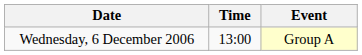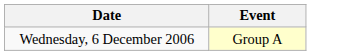- column: (235, 15)
